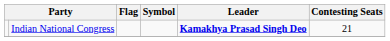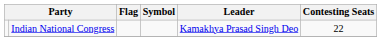(243, 28) bold -> (239, 28) normal
(347, 28) 21 -> (339, 28) 22
